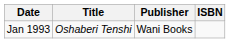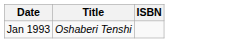- column: (164, 12)
